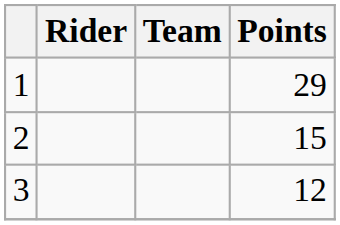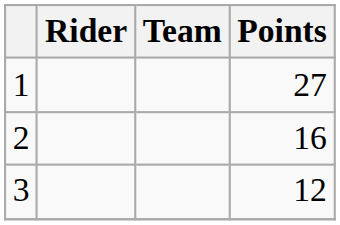(310, 84) 29 -> (310, 84) 27
(310, 137) 15 -> (310, 137) 16
